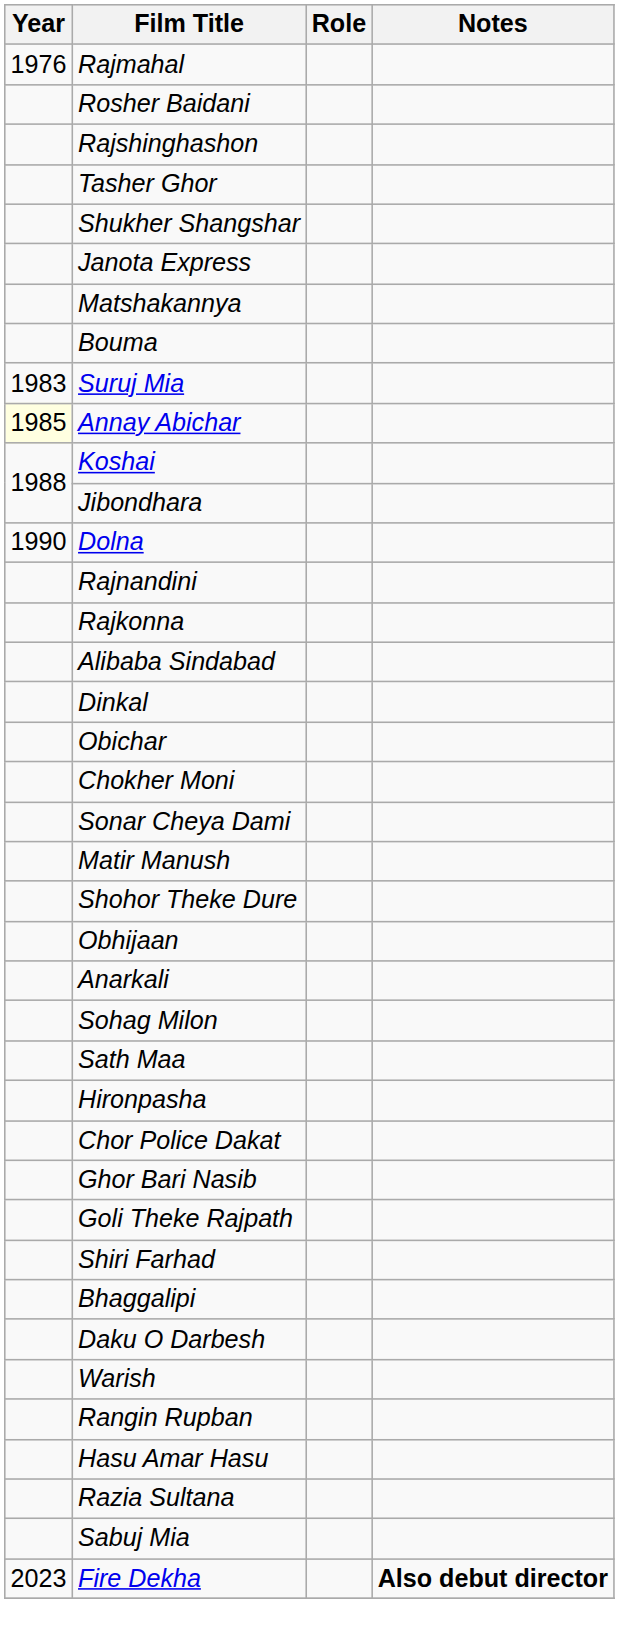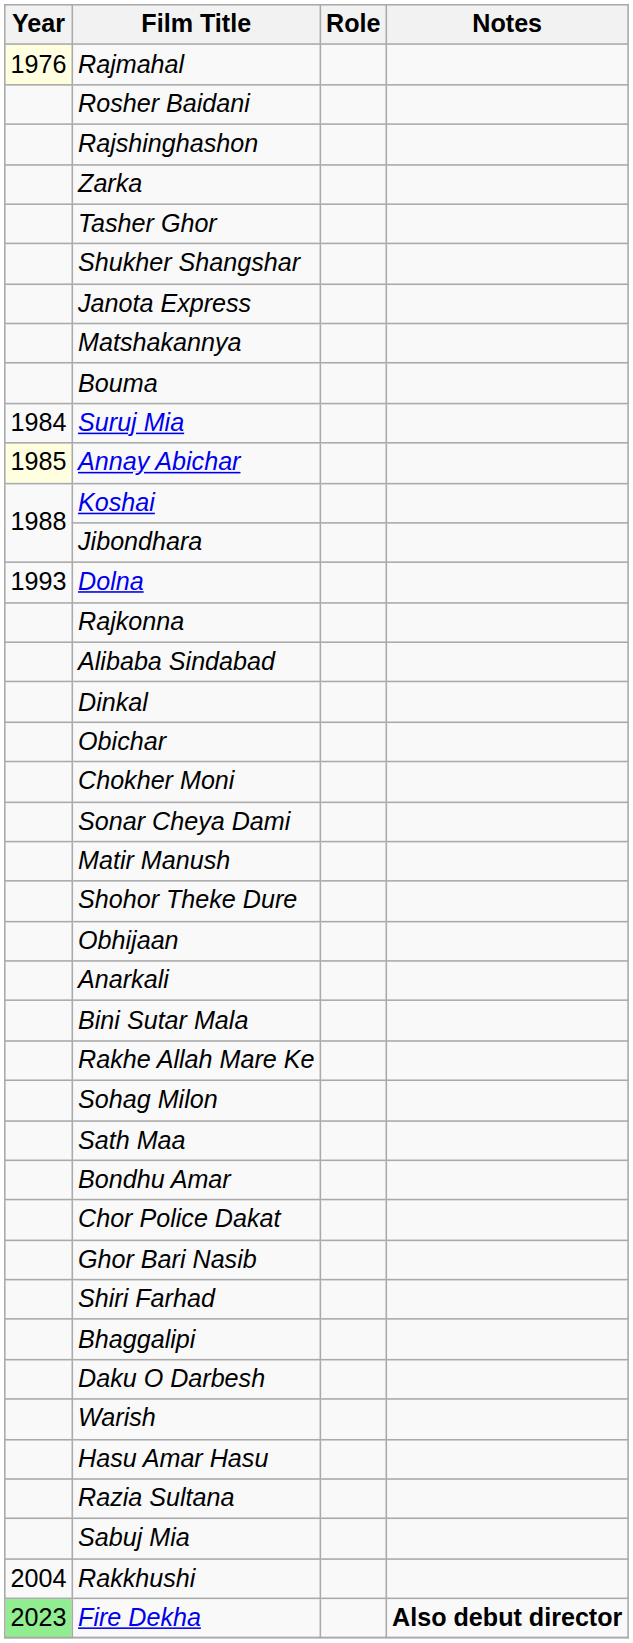(39, 64) no background -> (39, 64) lightyellow background
+ row: (110, 183)
(39, 382) 1983 -> (39, 422) 1984
(39, 542) 1990 -> (39, 582) 1993
- row: (137, 582)
+ row: (163, 1020)
+ row: (196, 1060)
- row: (142, 1100)
+ row: (154, 1179)
- row: (186, 1219)
- row: (165, 1418)
+ row: (137, 1578)
(39, 1578) no background -> (39, 1617) lightgreen background
